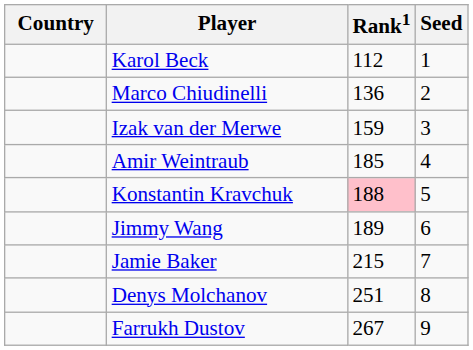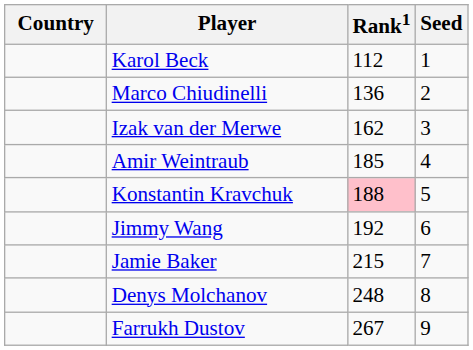(368, 127) 159 -> (368, 127) 162
(368, 227) 189 -> (368, 227) 192
(368, 294) 251 -> (368, 294) 248
